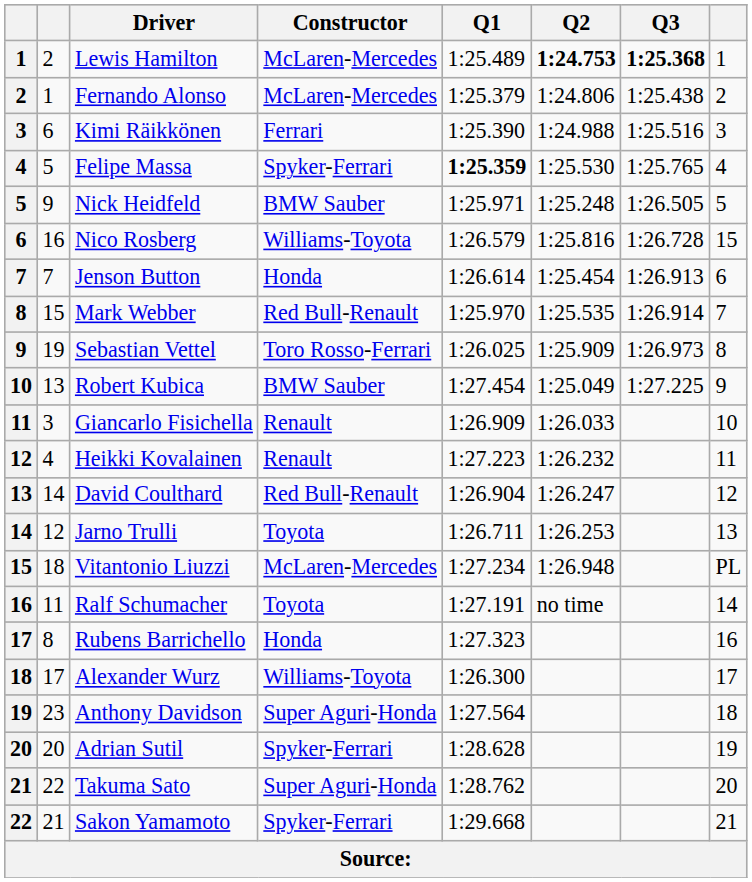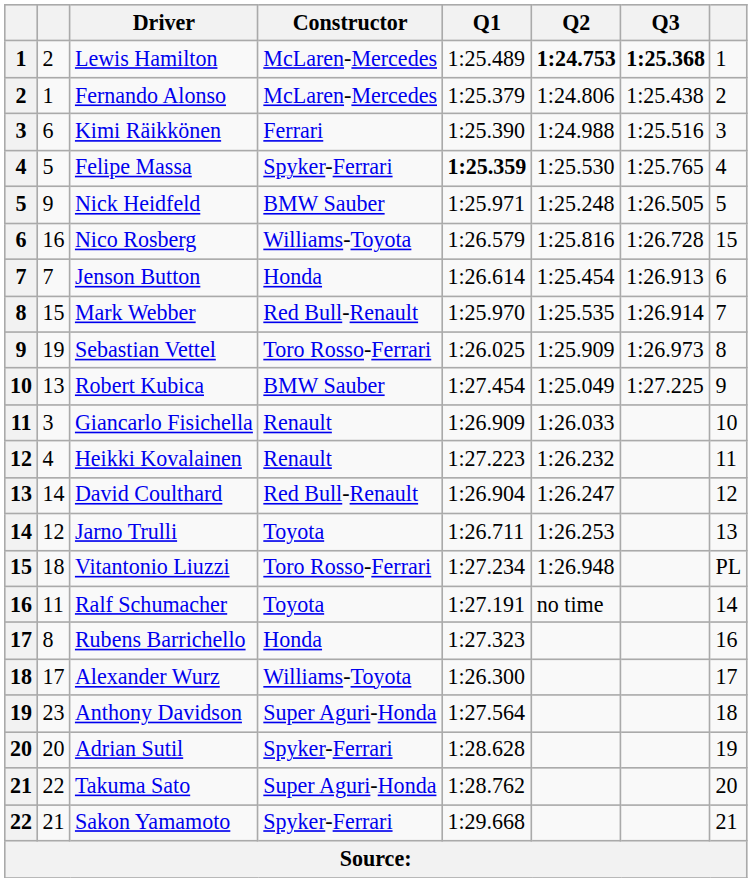(350, 567) McLaren-Mercedes -> (347, 567) Toro Rosso-Ferrari
